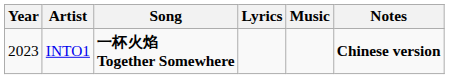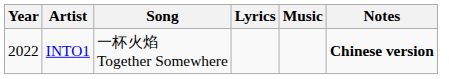(23, 51) 2023 -> (23, 51) 2022
(166, 51) bold -> (162, 51) normal
